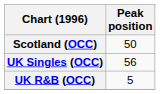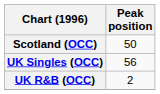(130, 80) 5 -> (130, 80) 2
